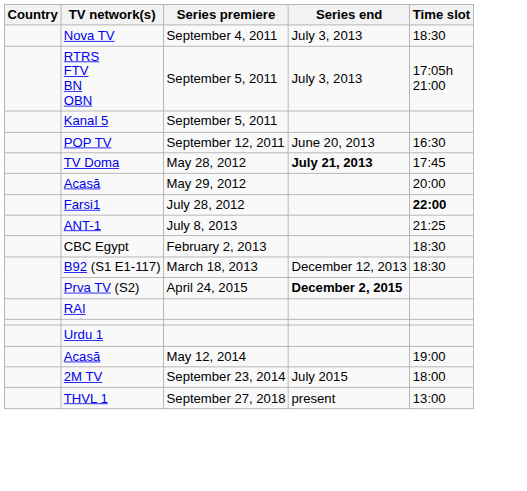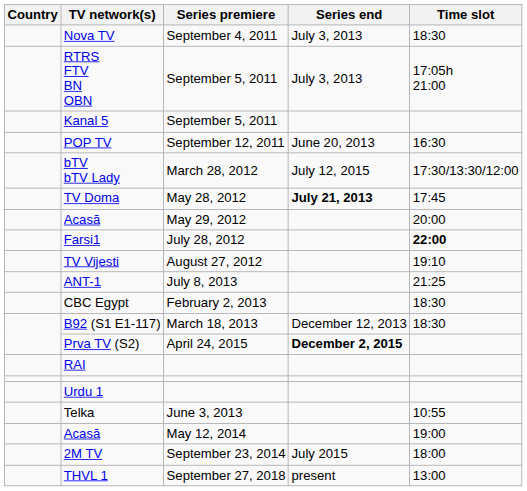+ row: (92, 170)
+ row: (91, 261)
+ row: (79, 412)
